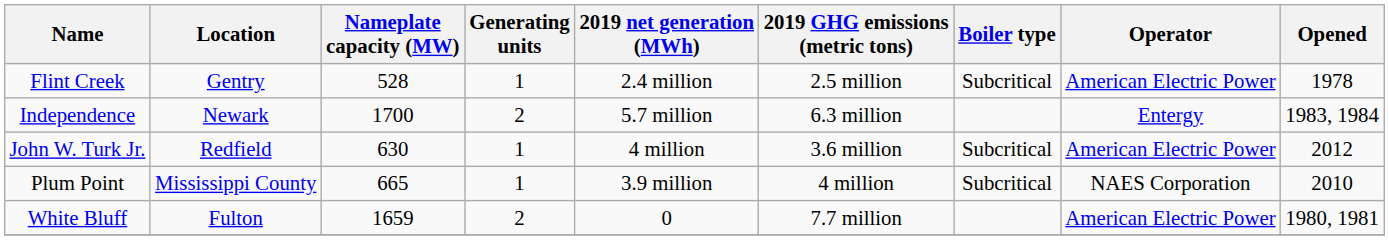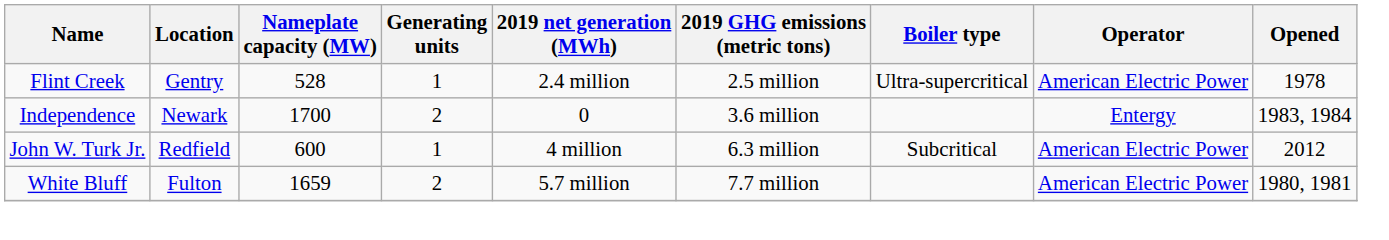(1007, 80) Subcritical -> (952, 80) Ultra-supercritical
(667, 115) 5.7 million -> (584, 115) 0
(856, 115) 6.3 million -> (773, 115) 3.6 million
(393, 149) 630 -> (310, 149) 600
(856, 149) 3.6 million -> (773, 149) 6.3 million
- row: (77, 183)
(667, 218) 0 -> (584, 183) 5.7 million
